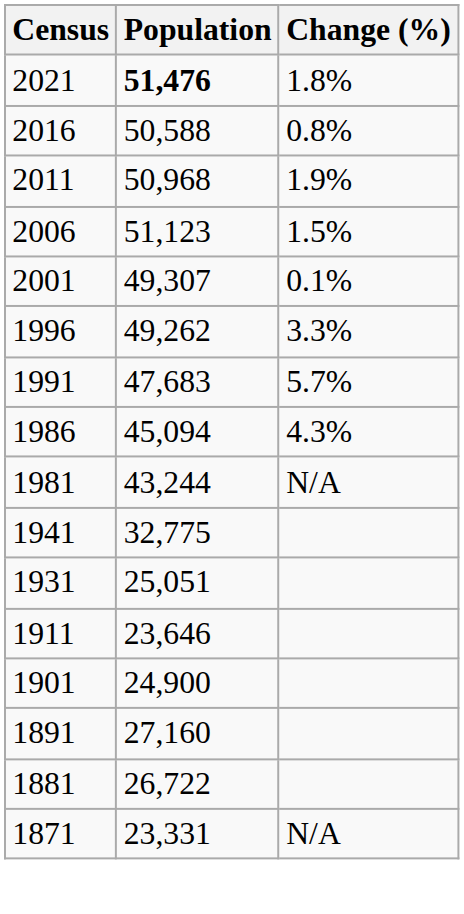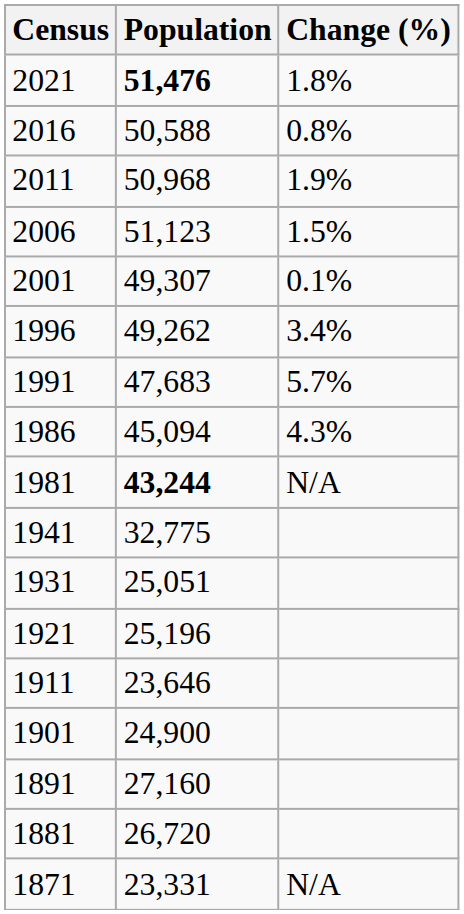(319, 331) 3.3% -> (319, 331) 3.4%
(167, 481) normal -> (167, 481) bold
+ row: (44, 632)
(167, 783) 26,722 -> (167, 833) 26,720
